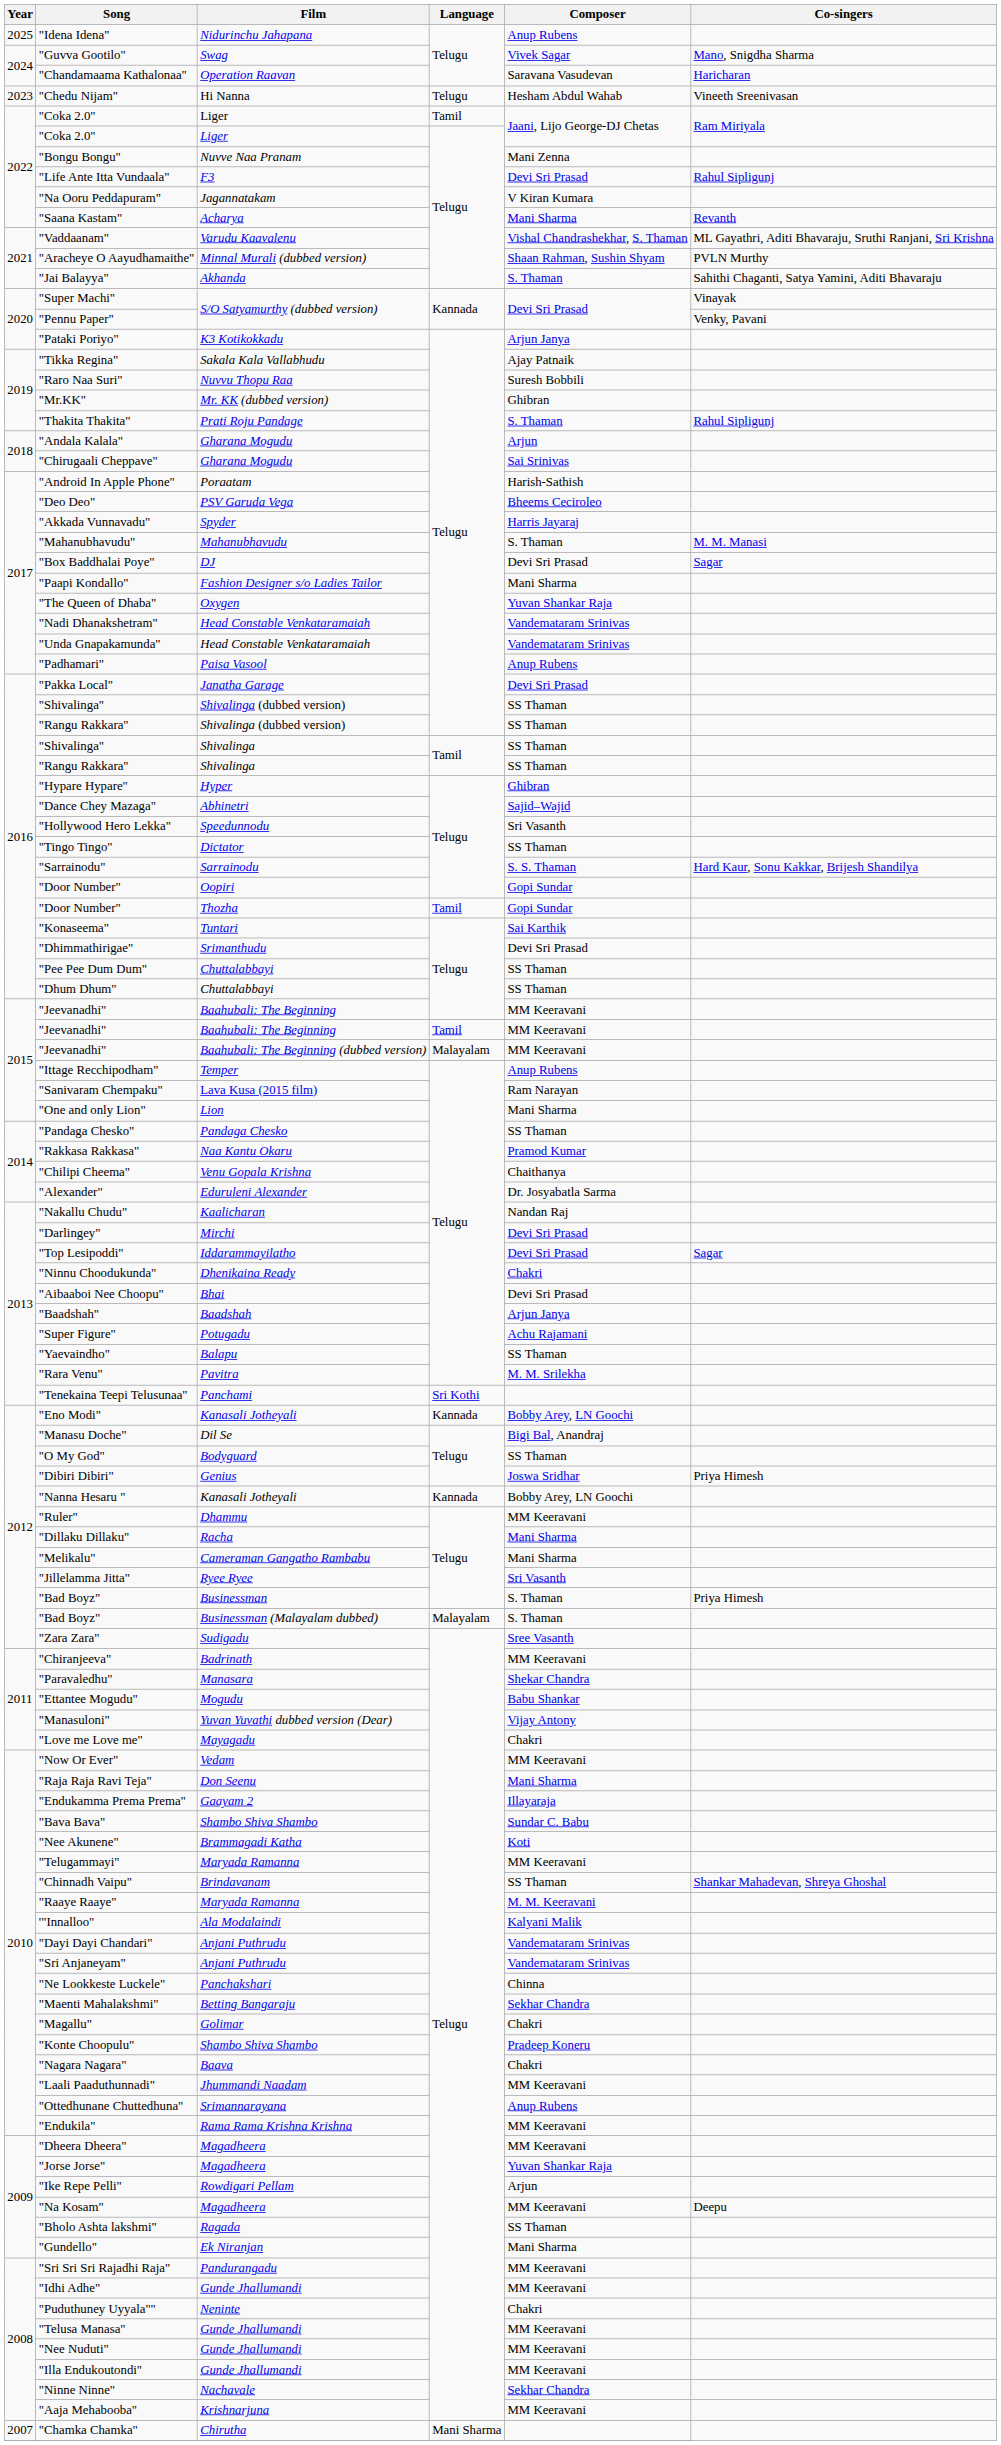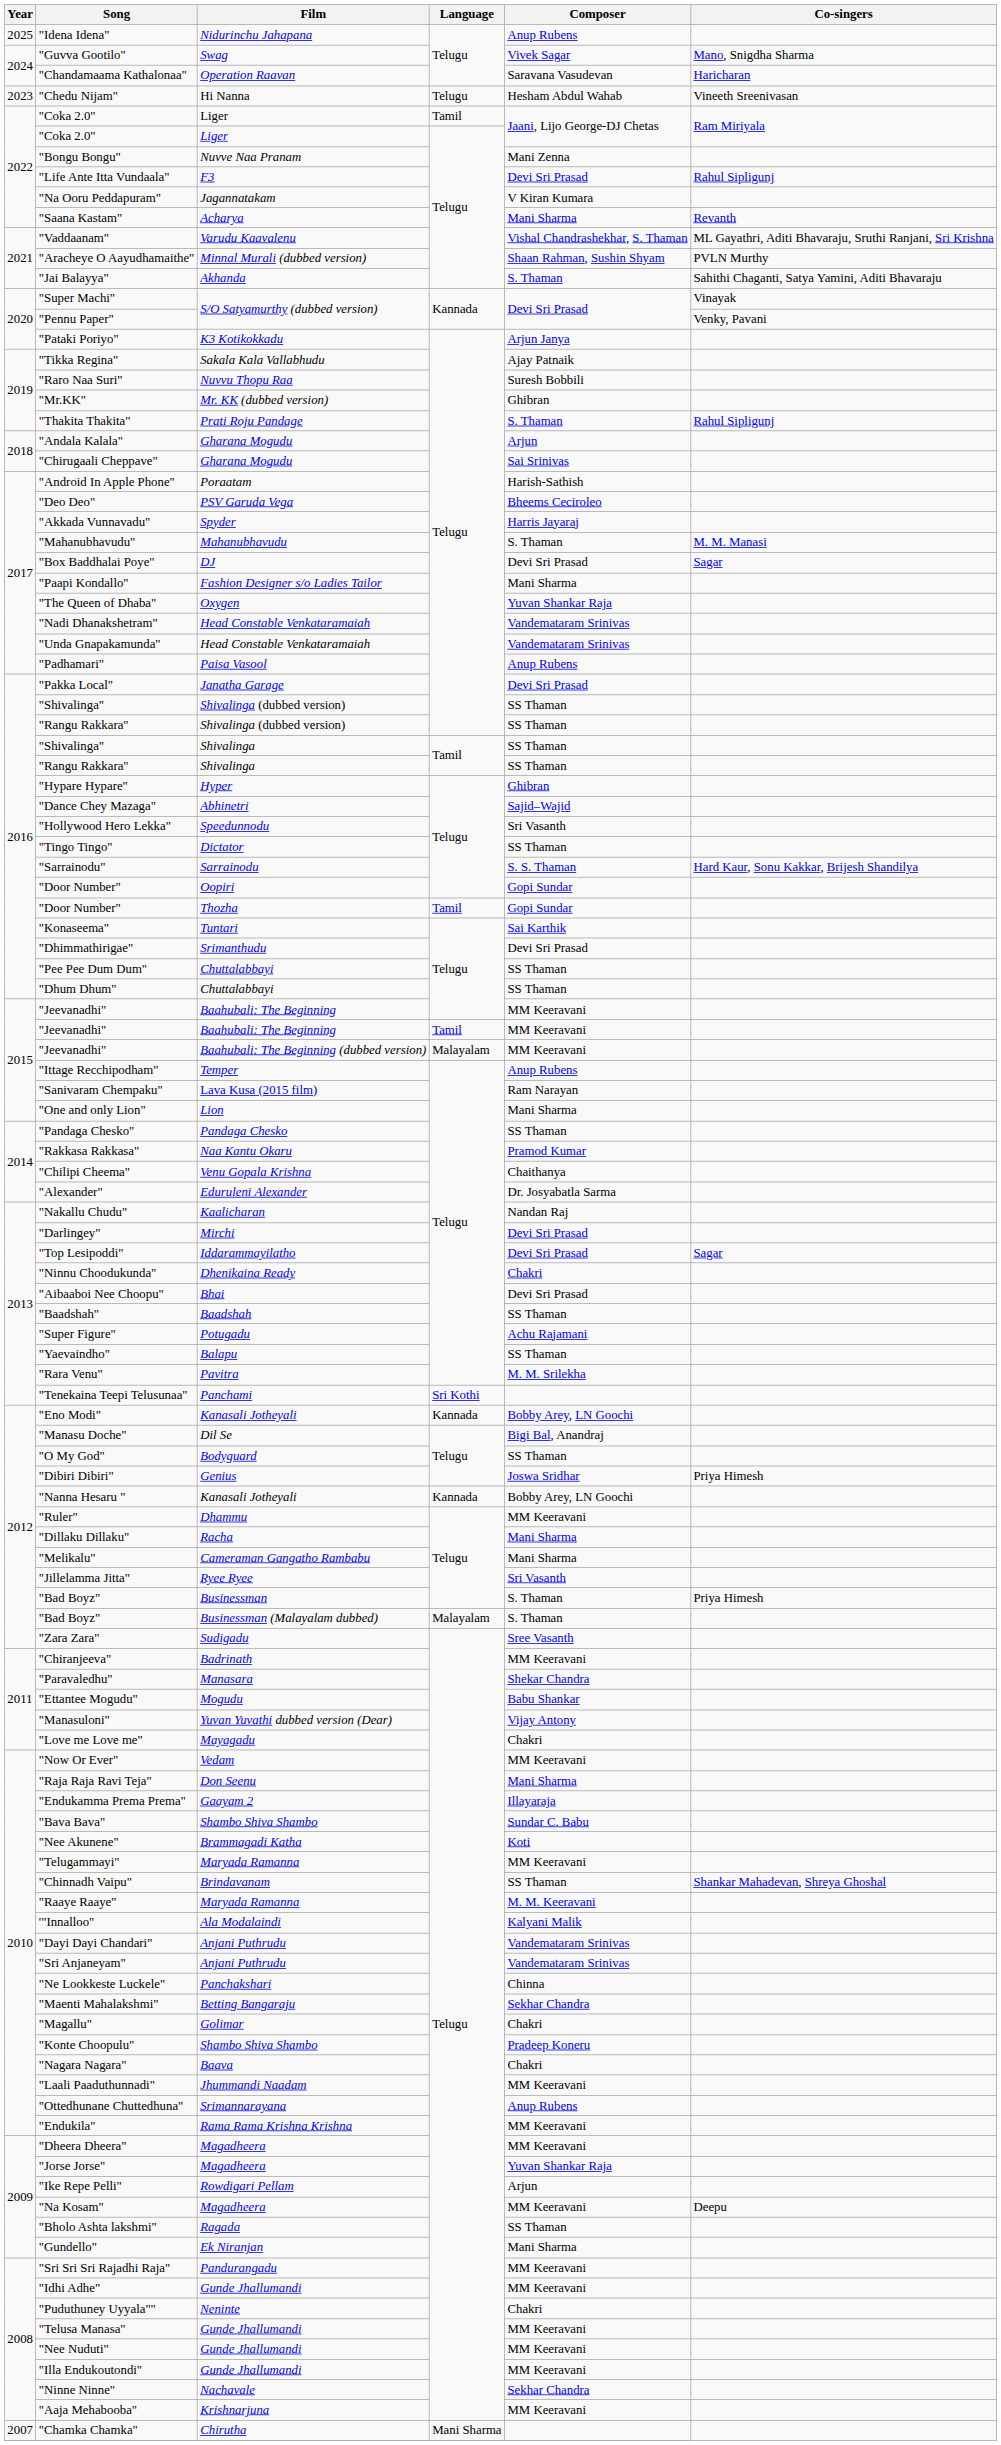(539, 1313) Arjun Janya -> (537, 1313) SS Thaman
